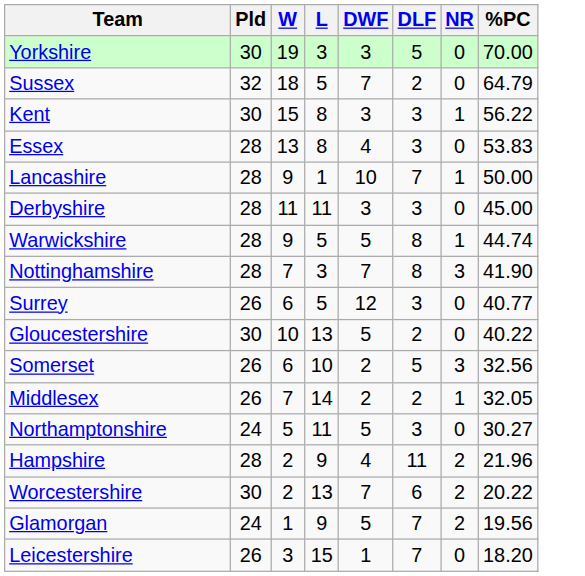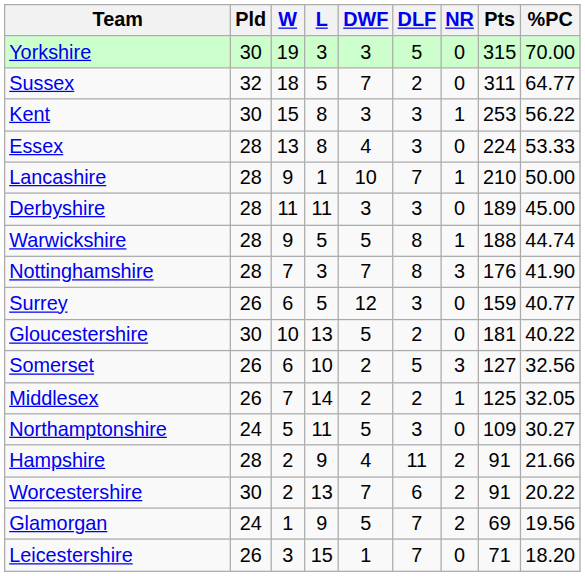+ column: (500, 20)
(508, 83) 64.79 -> (550, 83) 64.77
(508, 146) 53.83 -> (550, 146) 53.33
(508, 460) 21.96 -> (550, 460) 21.66
